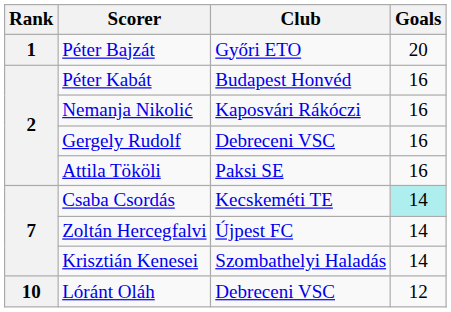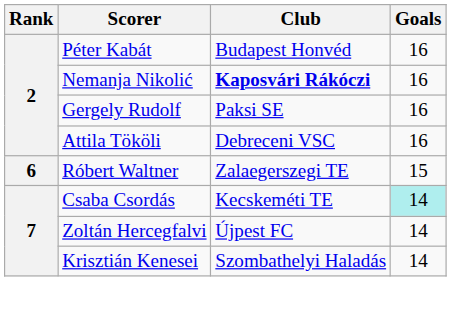- row: (108, 49)
(288, 110) normal -> (293, 79) bold
(275, 140) Debreceni VSC -> (249, 110) Paksi SE
(249, 170) Paksi SE -> (275, 140) Debreceni VSC
+ row: (120, 170)
- row: (108, 291)
